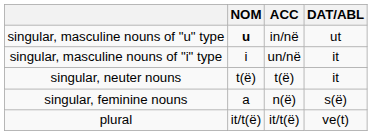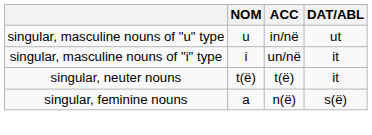(246, 36) bold -> (246, 36) normal
- row: (116, 120)
